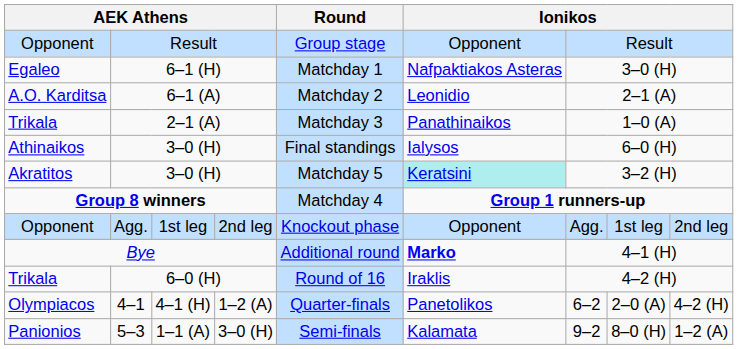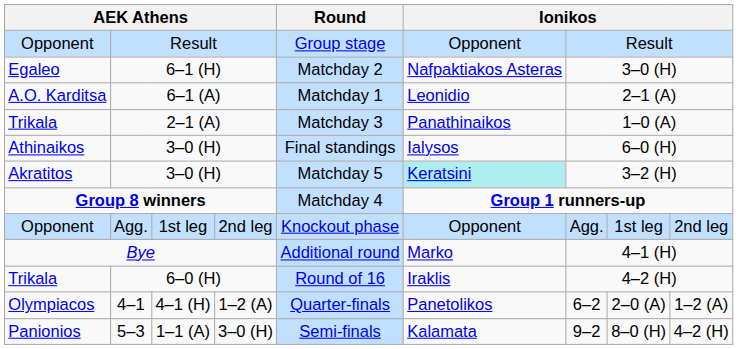(340, 69) Matchday 1 -> (340, 69) Matchday 2
(340, 95) Matchday 2 -> (340, 95) Matchday 1
(432, 252) bold -> (430, 252) normal
(701, 305) 4–2 (H) -> (701, 305) 1–2 (A)
(701, 331) 1–2 (A) -> (701, 331) 4–2 (H)
